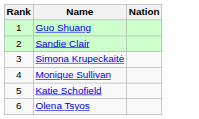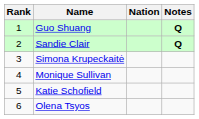+ column: (178, 12)
